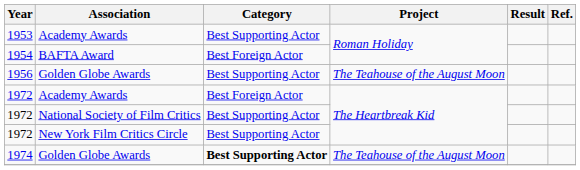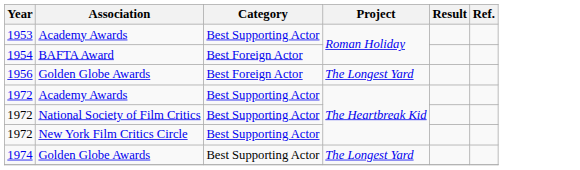(263, 74) Best Supporting Actor -> (255, 74) Best Foreign Actor
(419, 74) The Teahouse of the August Moon -> (369, 74) The Longest Yard
(255, 94) Best Foreign Actor -> (263, 94) Best Supporting Actor
(267, 154) bold -> (263, 154) normal
(419, 154) The Teahouse of the August Moon -> (369, 154) The Longest Yard
